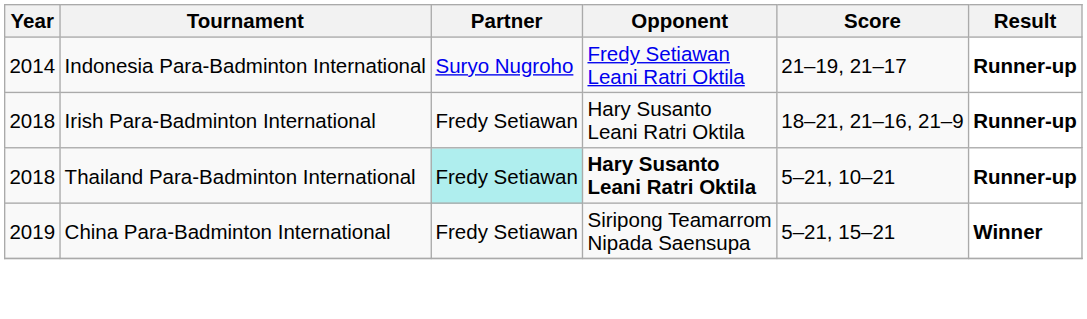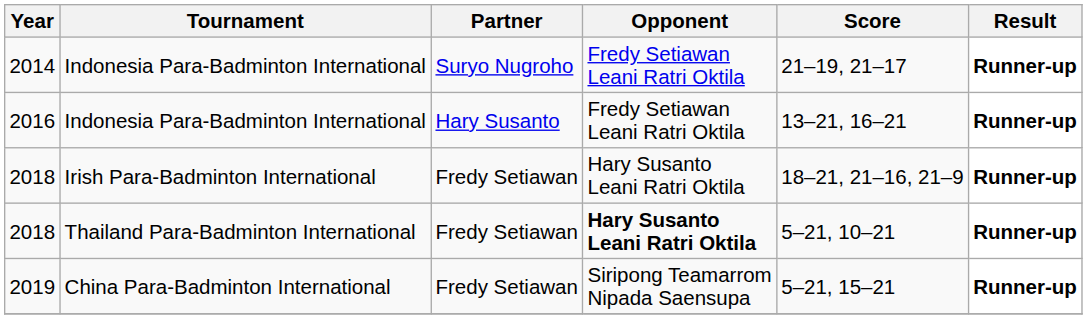+ row: (32, 120)
(507, 176) paleturquoise background -> (507, 231) no background
(1008, 231) Winner -> (1025, 287) Runner-up
